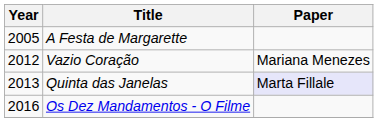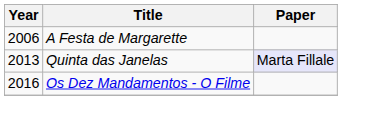(24, 38) 2005 -> (24, 38) 2006
- row: (92, 60)
